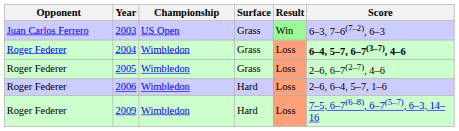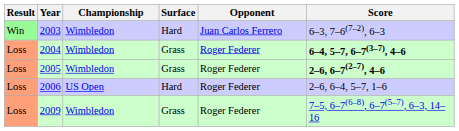columns swapped: (290, 12) <-> (59, 12)
(160, 30) US Open -> (90, 30) Wimbledon
(249, 30) Grass -> (172, 30) Hard
(347, 69) normal -> (347, 69) bold
(165, 87) Wimbledon -> (85, 87) US Open
(247, 110) Hard -> (173, 110) Grass
